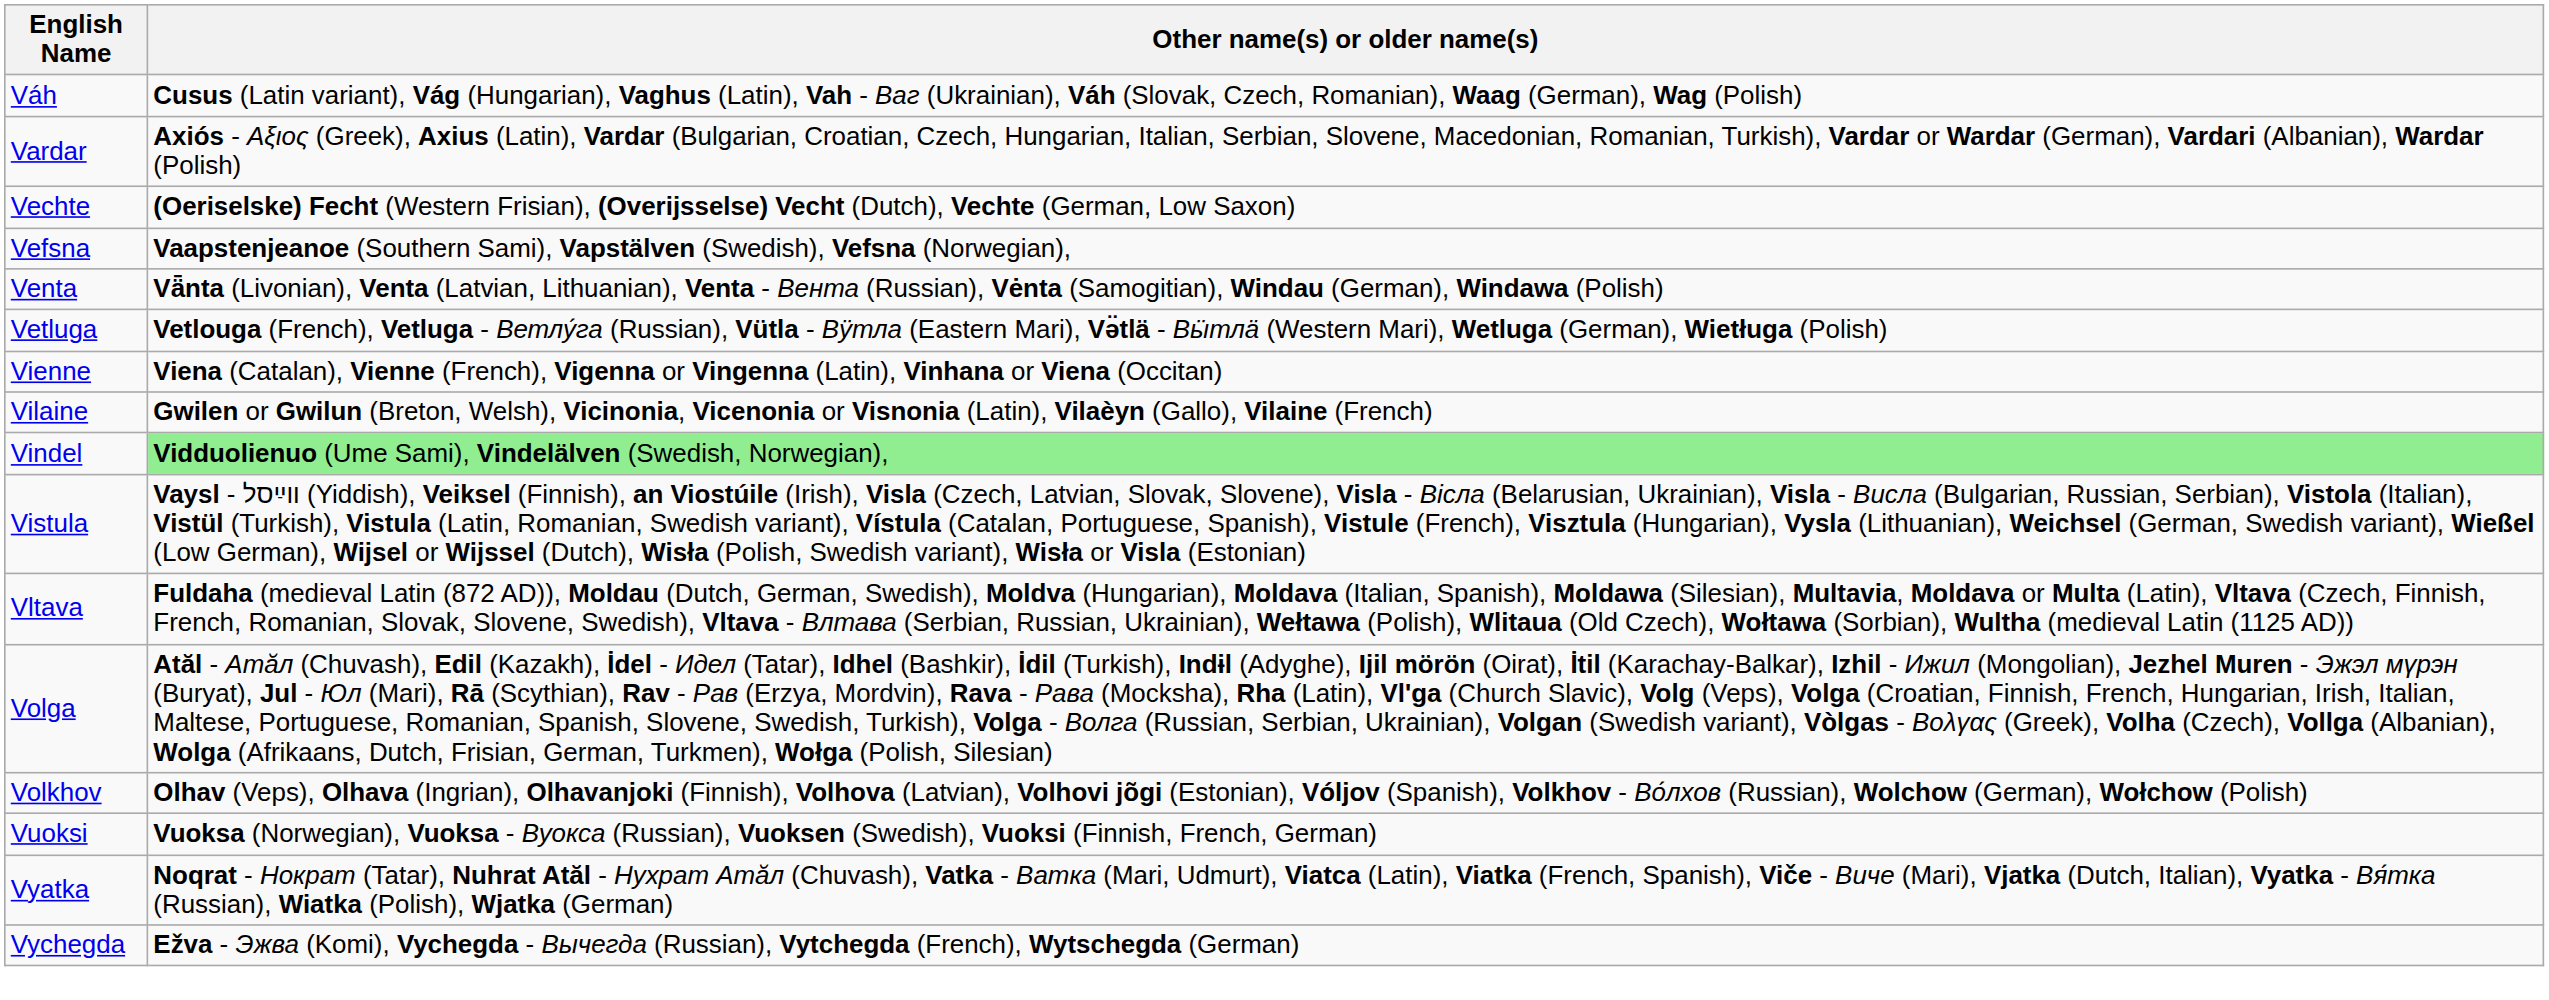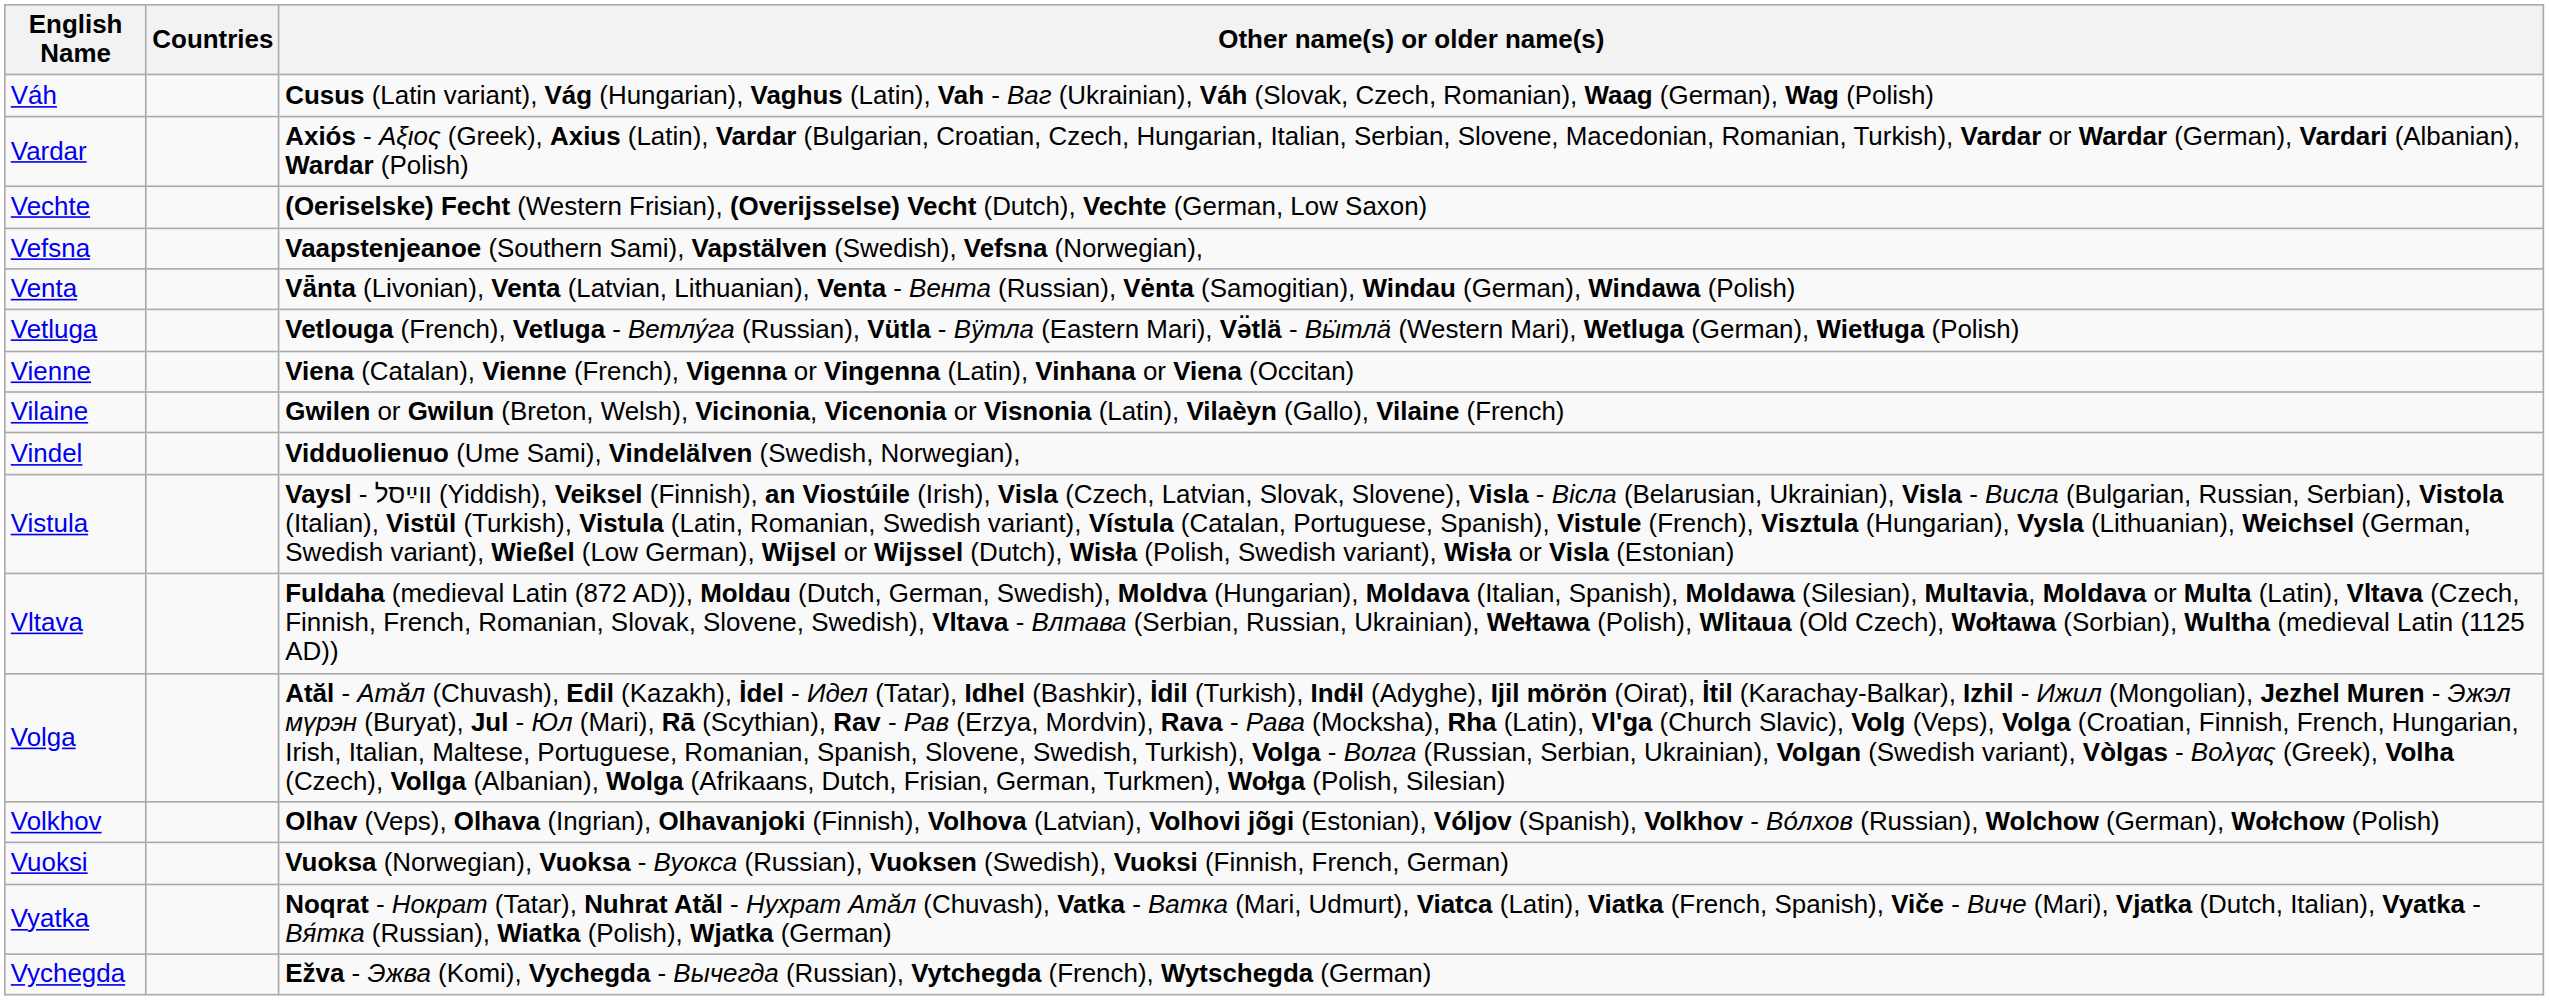+ column: (213, 39)
(521, 453) lightgreen background -> (653, 453) no background
